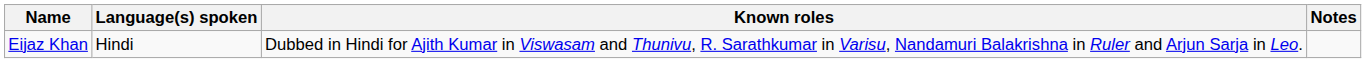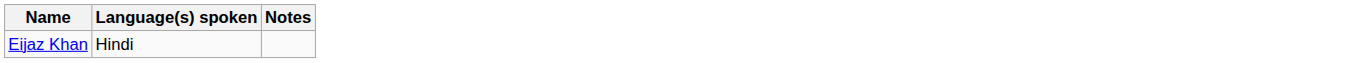- column: (784, 17)
